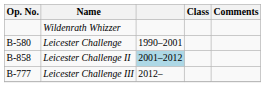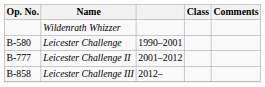(19, 58) B-858 -> (19, 58) B-777
(160, 58) lightblue background -> (160, 58) no background
(19, 74) B-777 -> (19, 74) B-858
